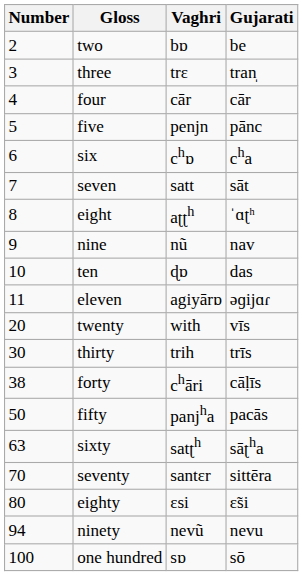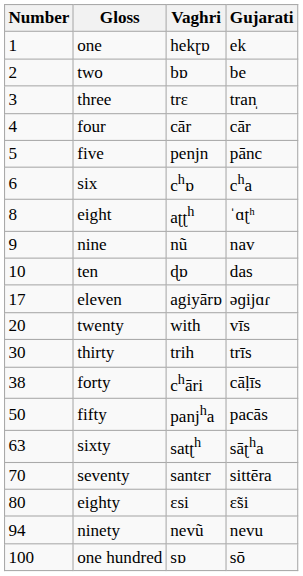+ row: (90, 45)
- row: (97, 185)
(17, 298) 11 -> (17, 298) 17
